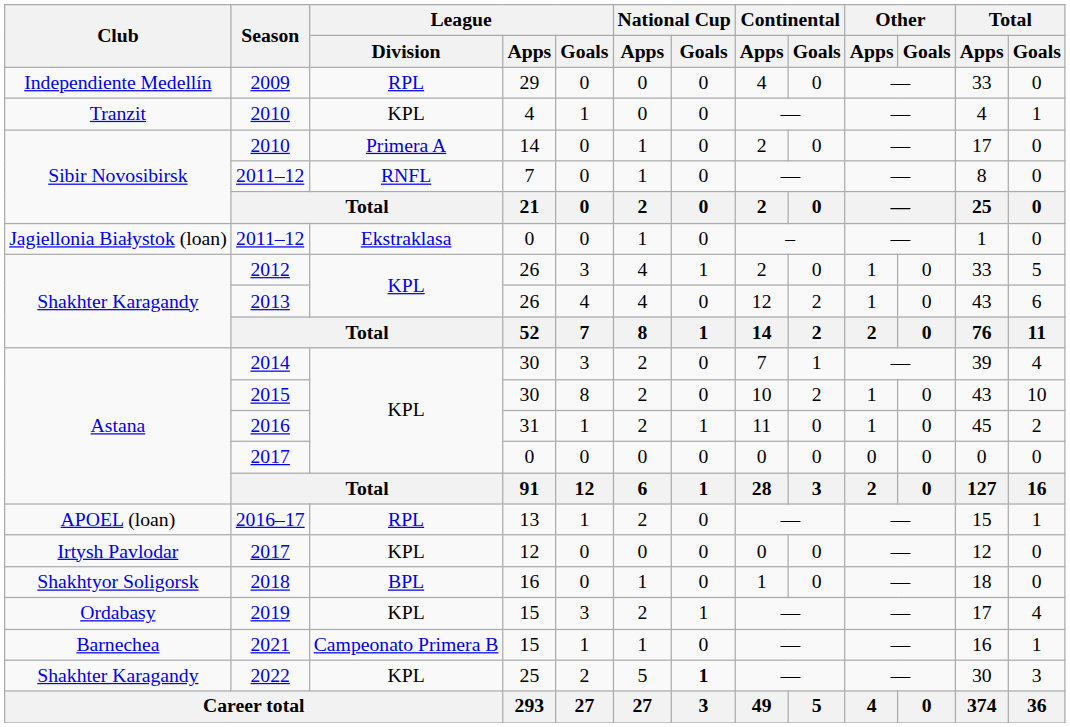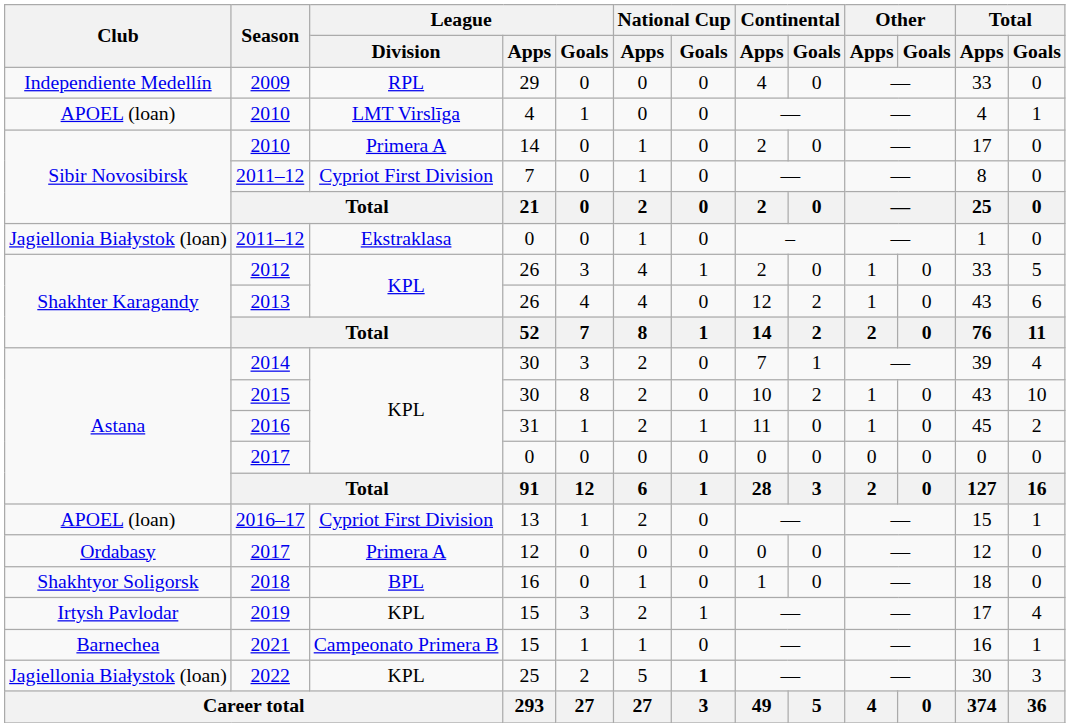(118, 113) Tranzit -> (118, 113) APOEL (loan)
(406, 113) KPL -> (406, 113) LMT Virslīga
(406, 176) RNFL -> (406, 176) Cypriot First Division
(406, 519) RPL -> (406, 519) Cypriot First Division
(118, 550) Irtysh Pavlodar -> (118, 550) Ordabasy
(406, 550) KPL -> (406, 550) Primera A
(118, 613) Ordabasy -> (118, 613) Irtysh Pavlodar
(118, 675) Shakhter Karagandy -> (118, 675) Jagiellonia Białystok (loan)
